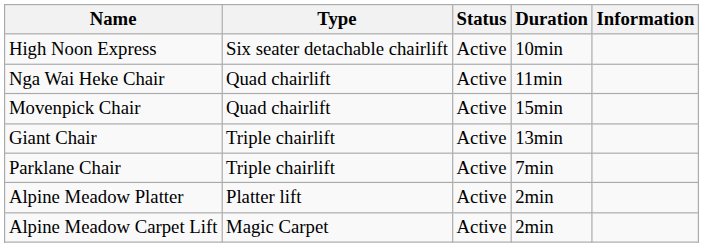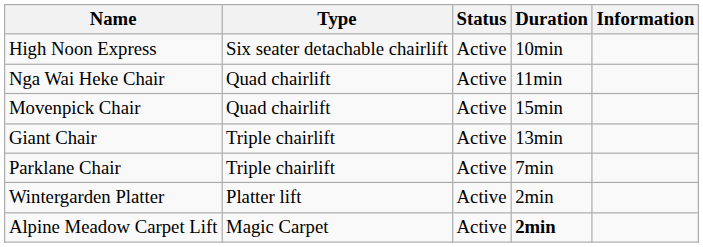- row: (96, 197)
+ row: (87, 197)
(534, 227) normal -> (535, 227) bold
